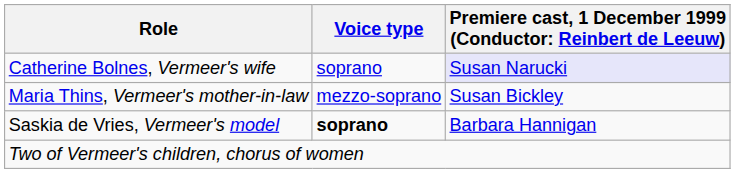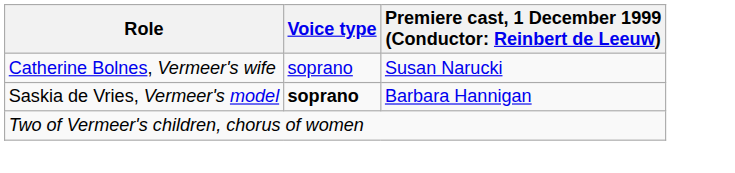(508, 67) lavender background -> (444, 67) no background
- row: (159, 96)
